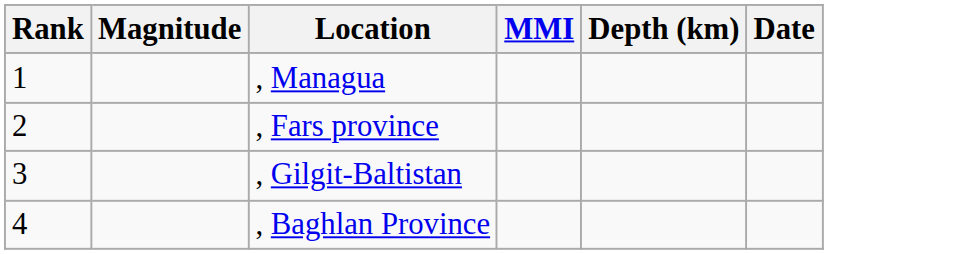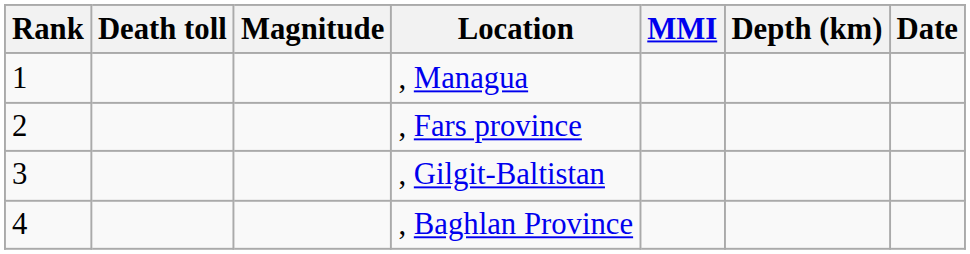+ column: (162, 28)
